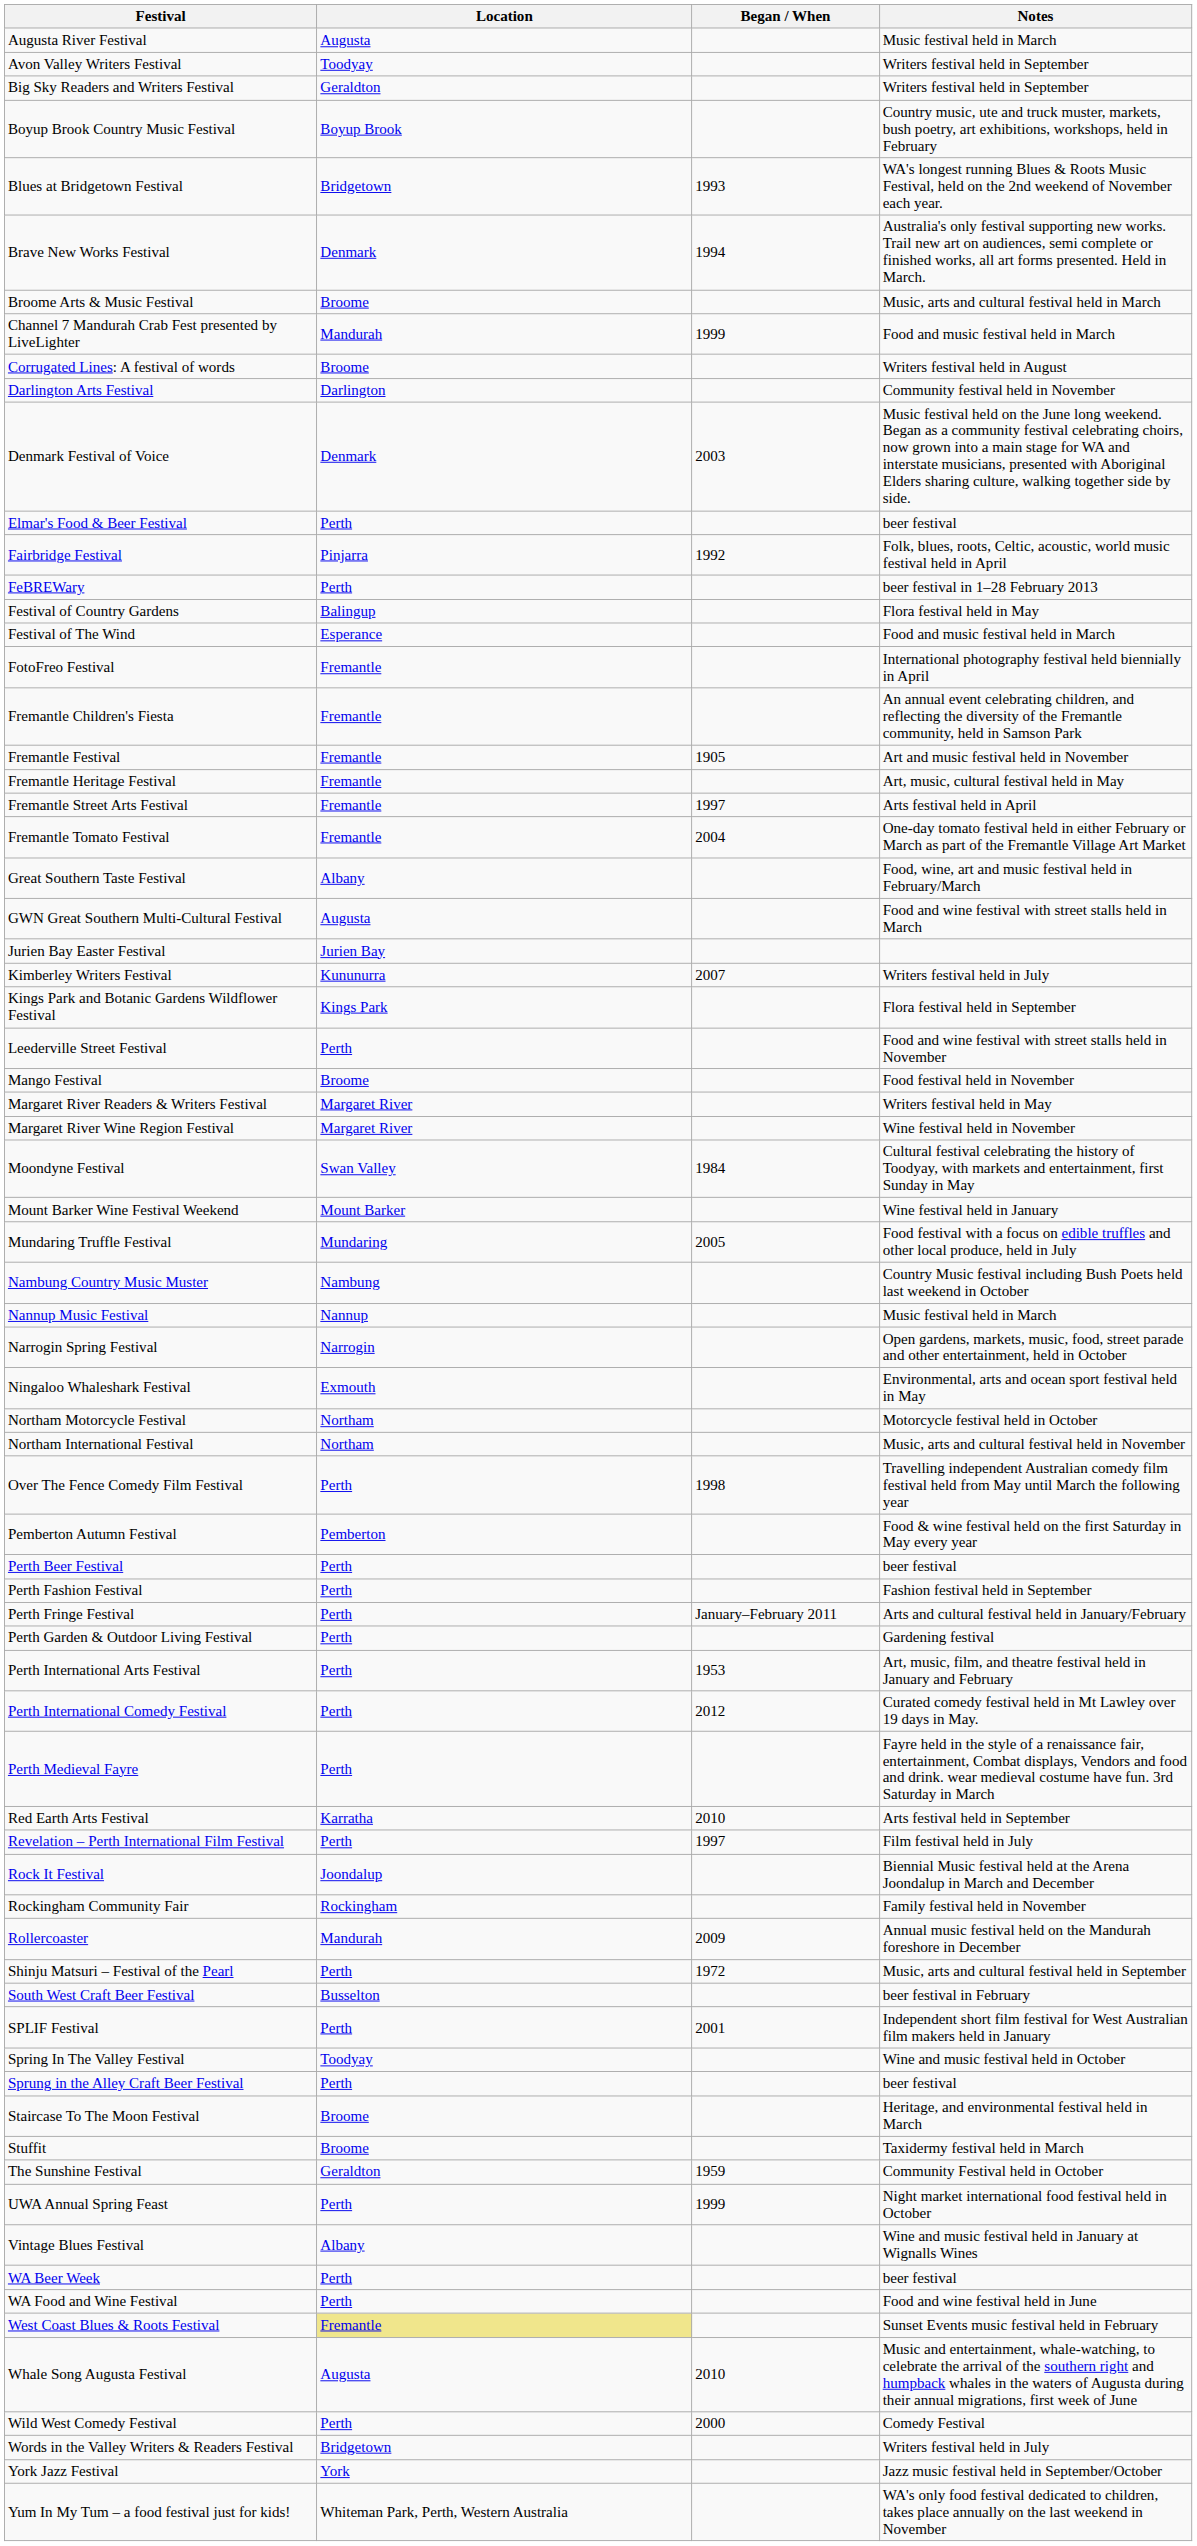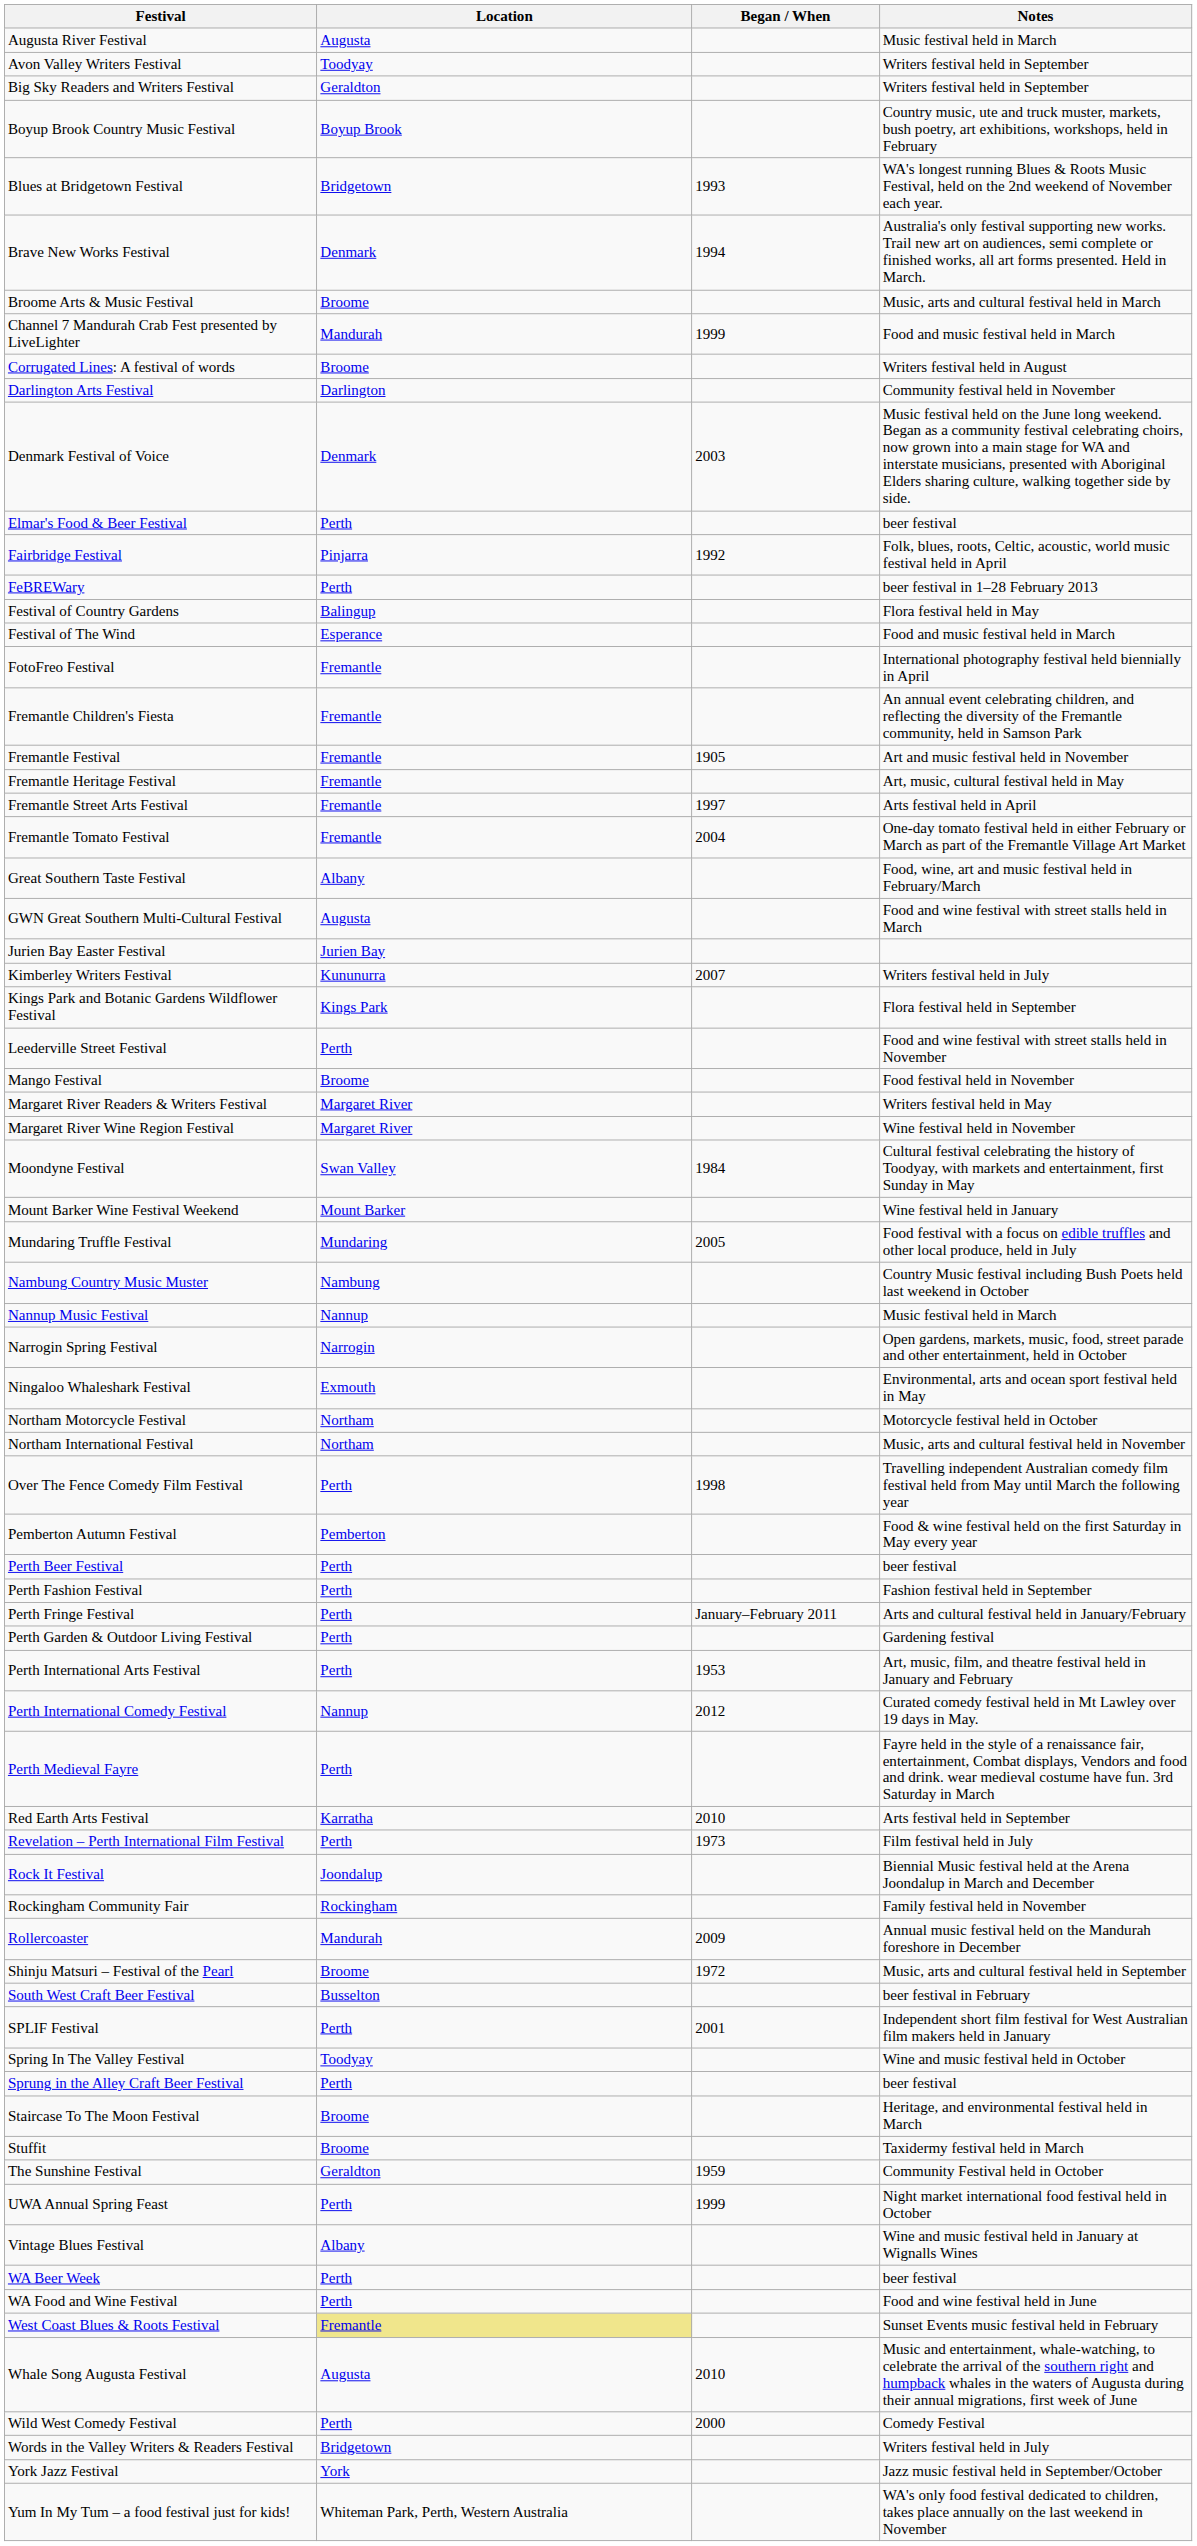(336, 1711) Perth -> (344, 1711) Nannup
(710, 1842) 1997 -> (710, 1842) 1973
(336, 1971) Perth -> (345, 1971) Broome
